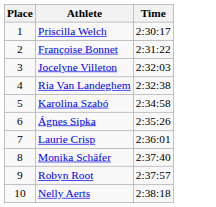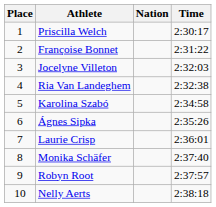+ column: (152, 13)
